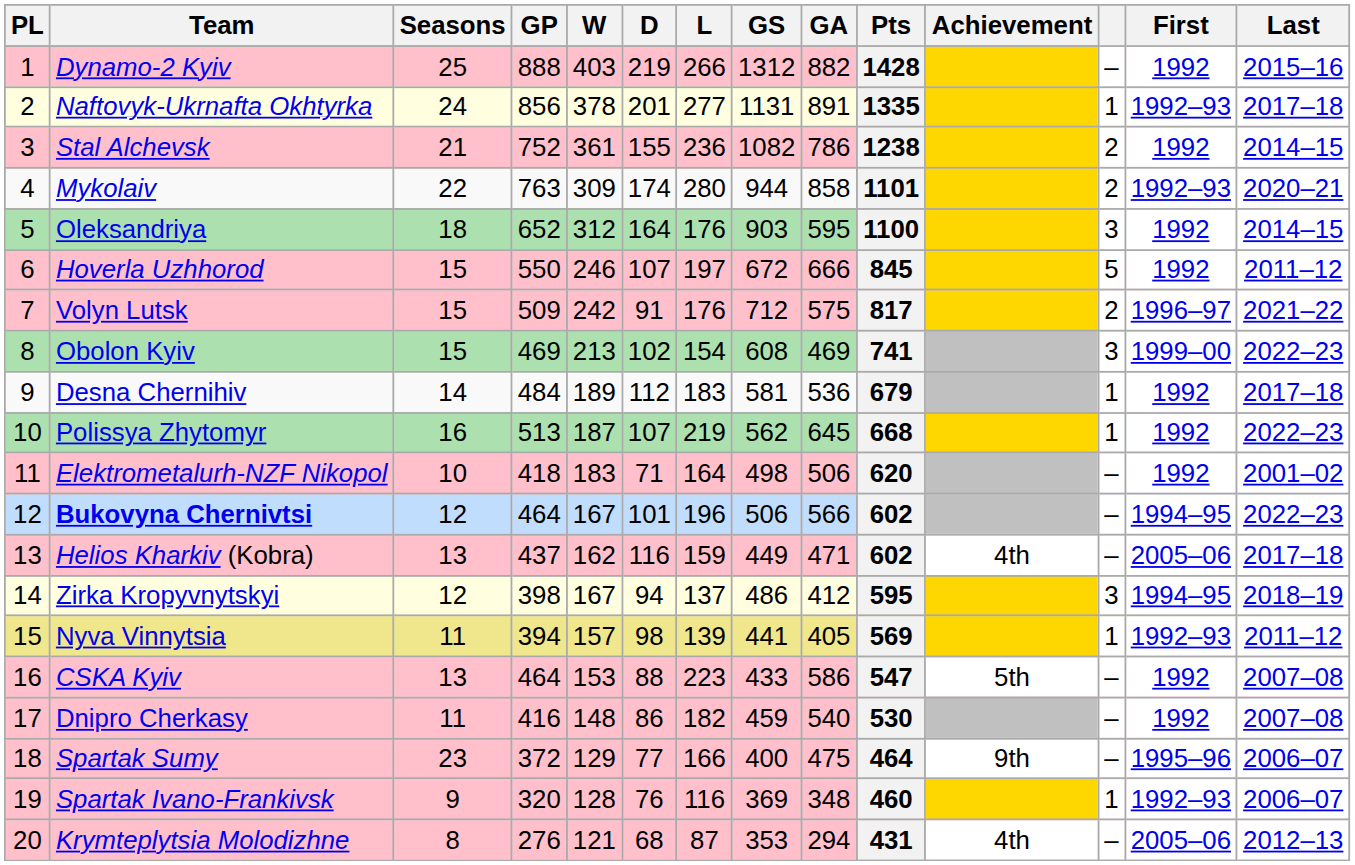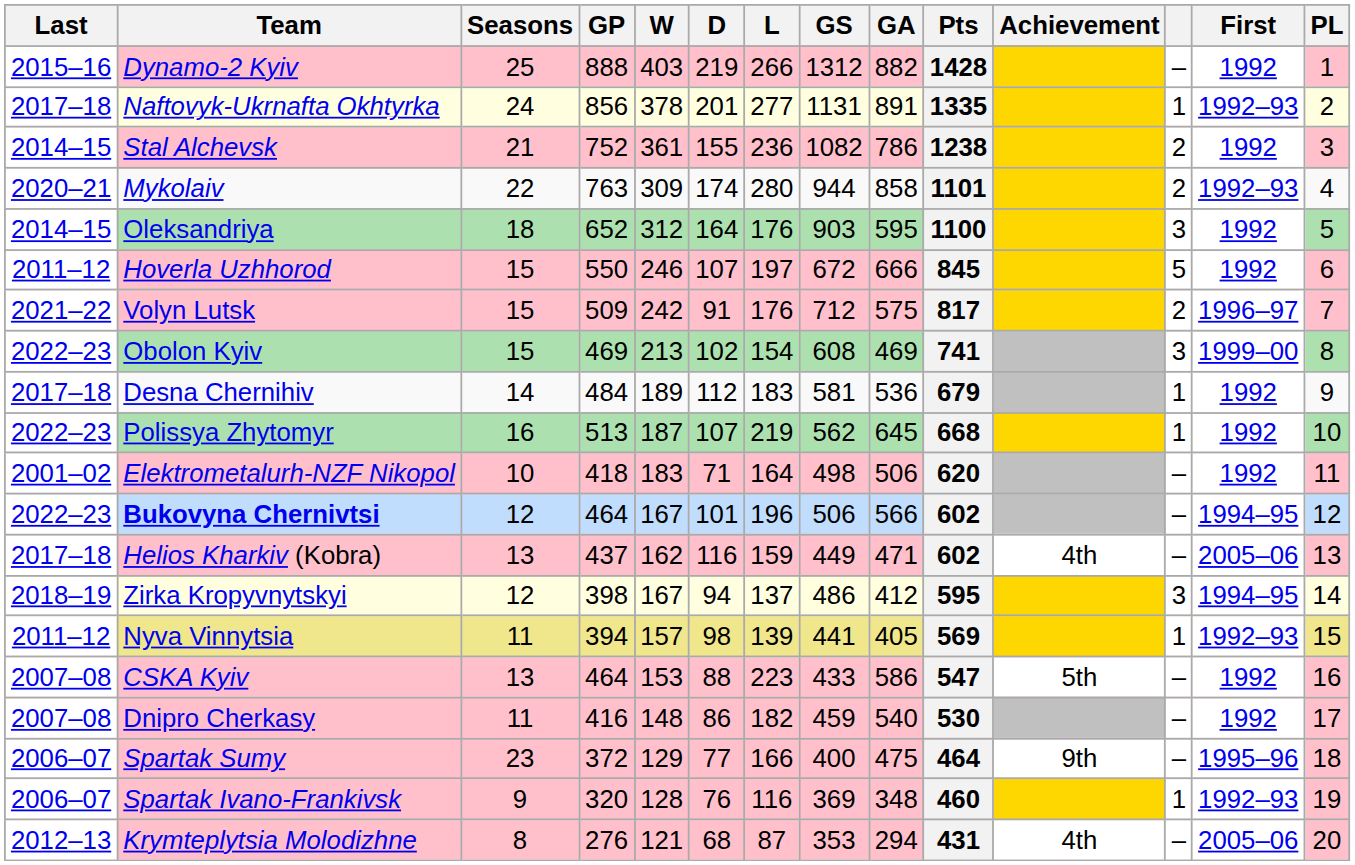columns swapped: (27, 26) <-> (1293, 26)
